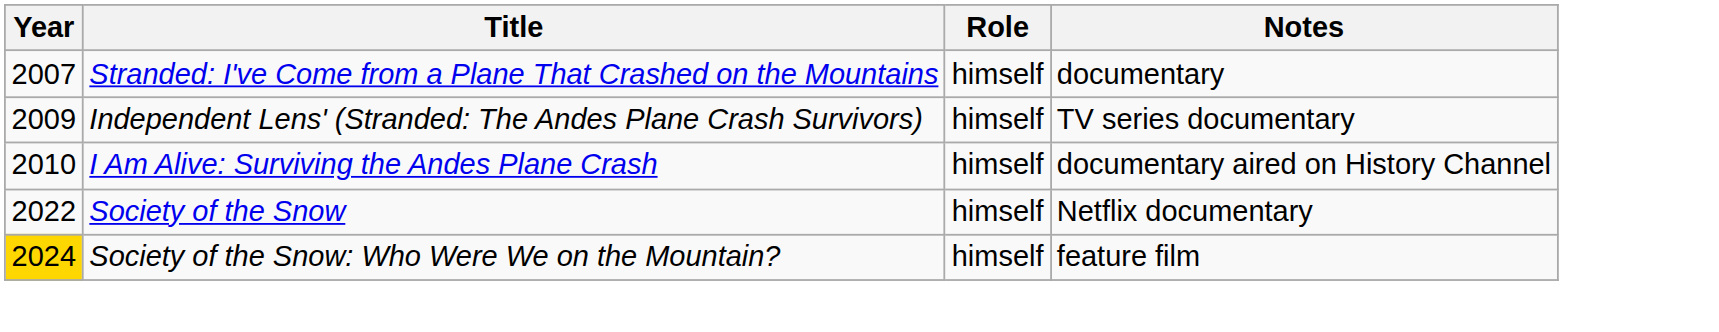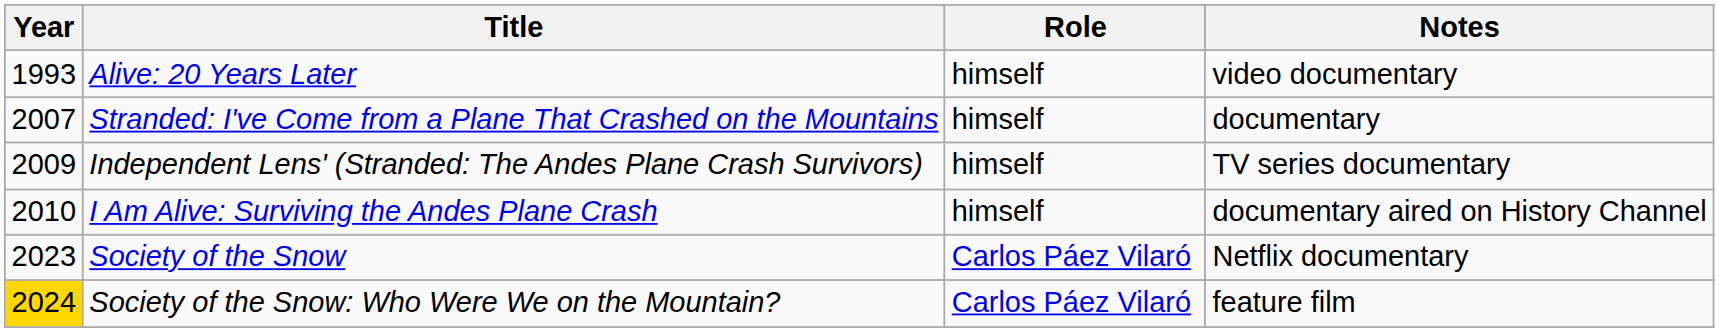+ row: (223, 73)
(44, 211) 2022 -> (44, 257) 2023
(998, 211) himself -> (1075, 257) Carlos Páez Vilaró
(998, 257) himself -> (1075, 303) Carlos Páez Vilaró
